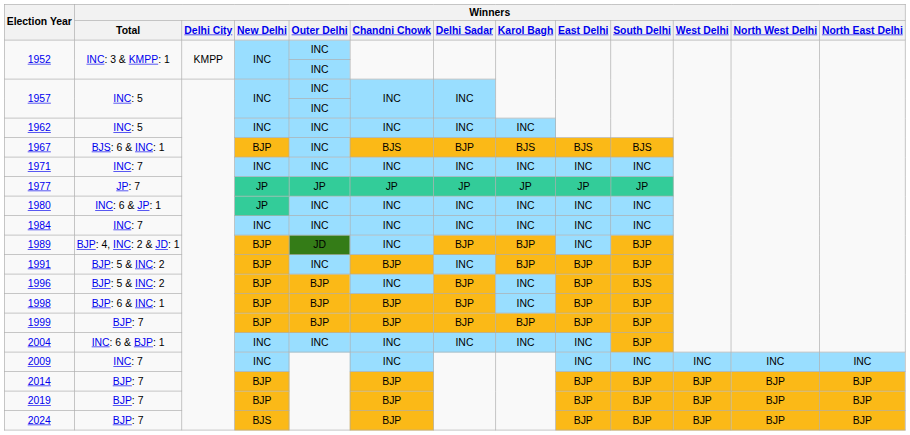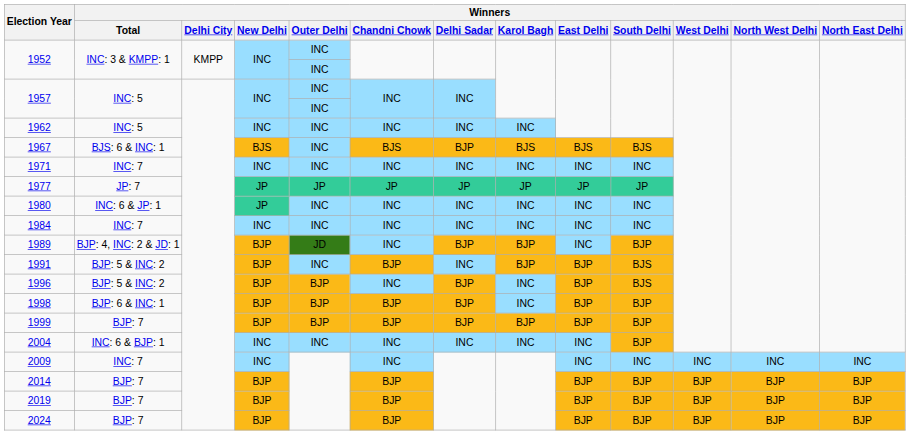(262, 147) BJP -> (262, 147) BJS
(642, 264) BJP -> (642, 264) BJS
(262, 420) BJS -> (262, 420) BJP
